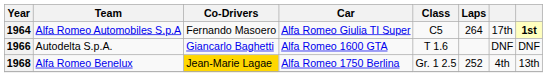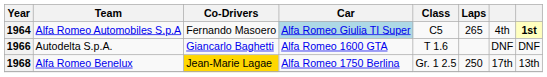(346, 30) no background -> (346, 30) lightblue background
(474, 30) 264 -> (474, 30) 265
(502, 30) 17th -> (502, 30) 4th
(474, 64) 252 -> (474, 64) 250
(502, 64) 4th -> (502, 64) 17th
